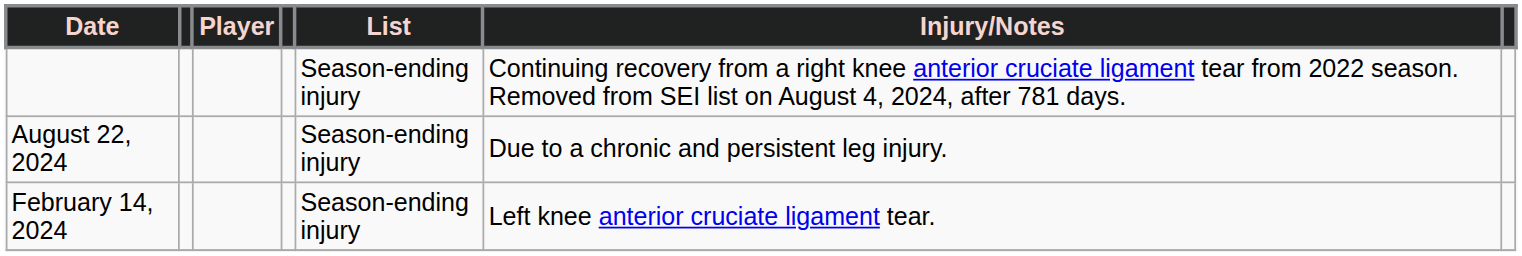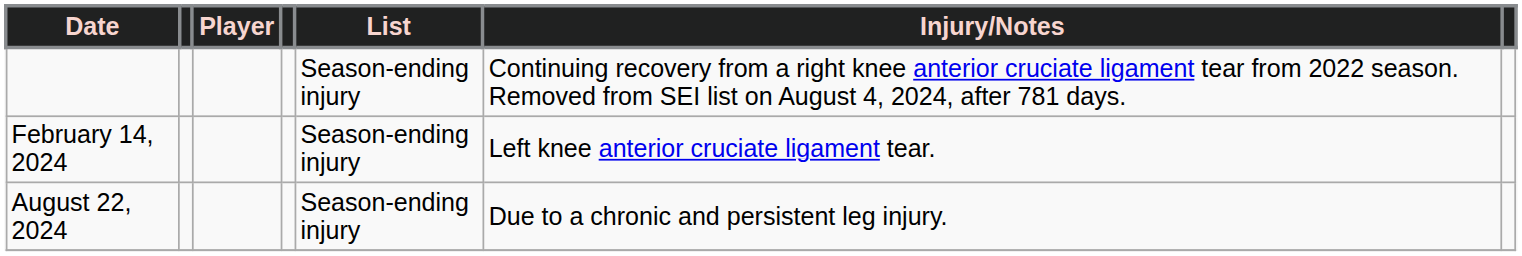rows swapped: (83, 217) <-> (71, 149)
